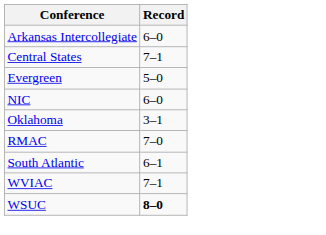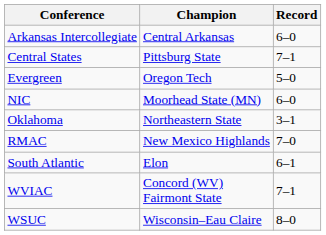+ column: (206, 15)
(153, 204) bold -> (286, 219) normal
